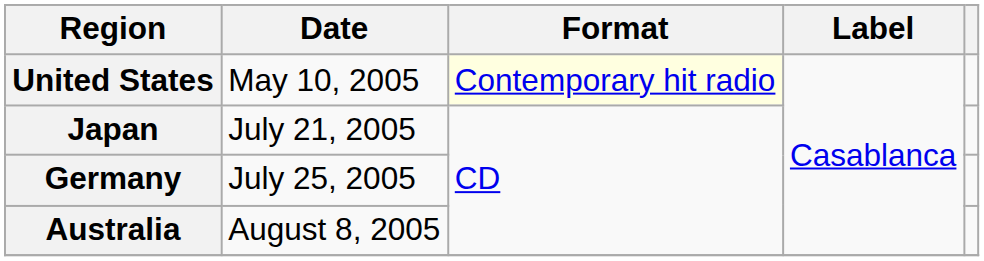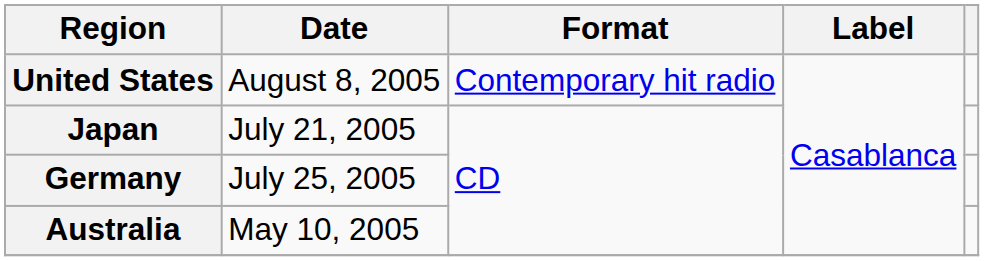(324, 79) May 10, 2005 -> (334, 79) August 8, 2005
(615, 79) lightyellow background -> (615, 79) no background
(334, 229) August 8, 2005 -> (324, 229) May 10, 2005
